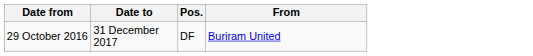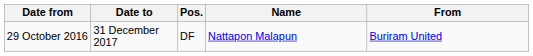+ column: (286, 13)
